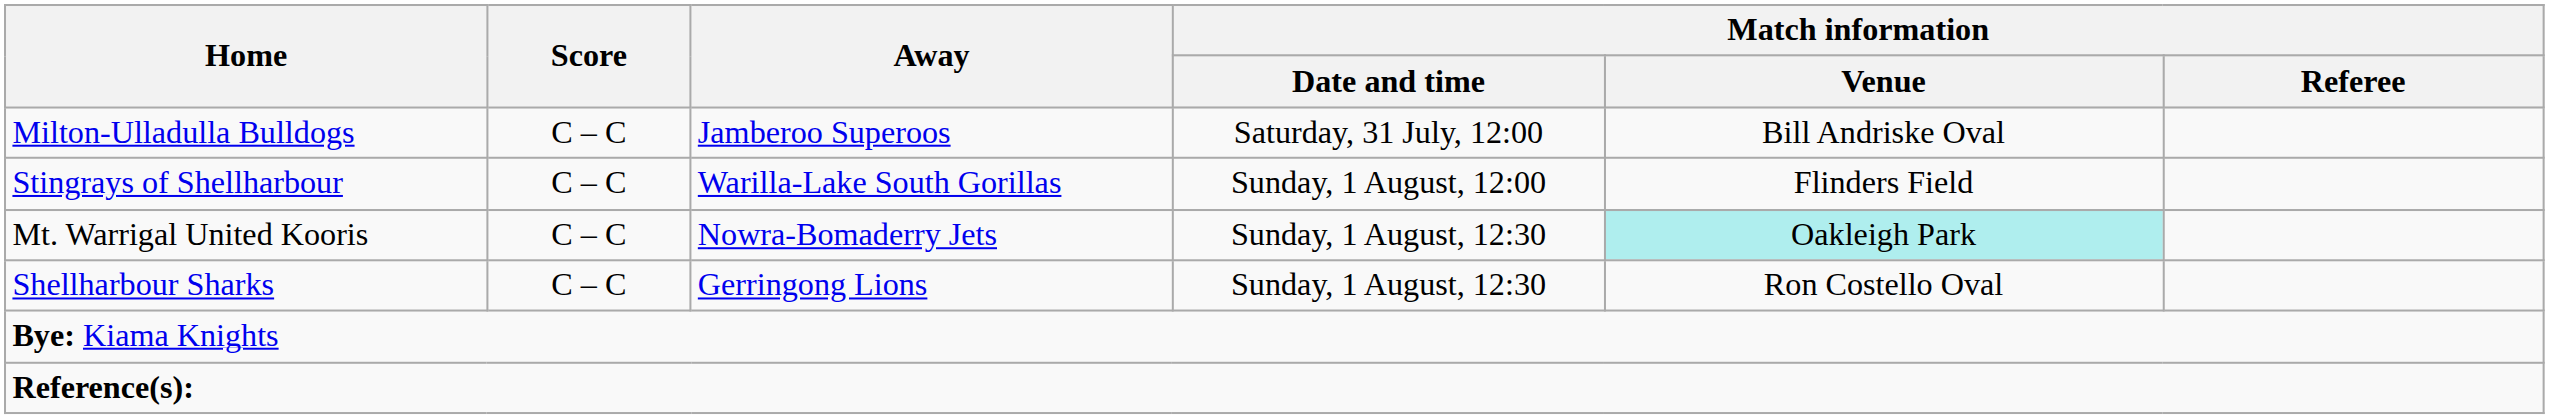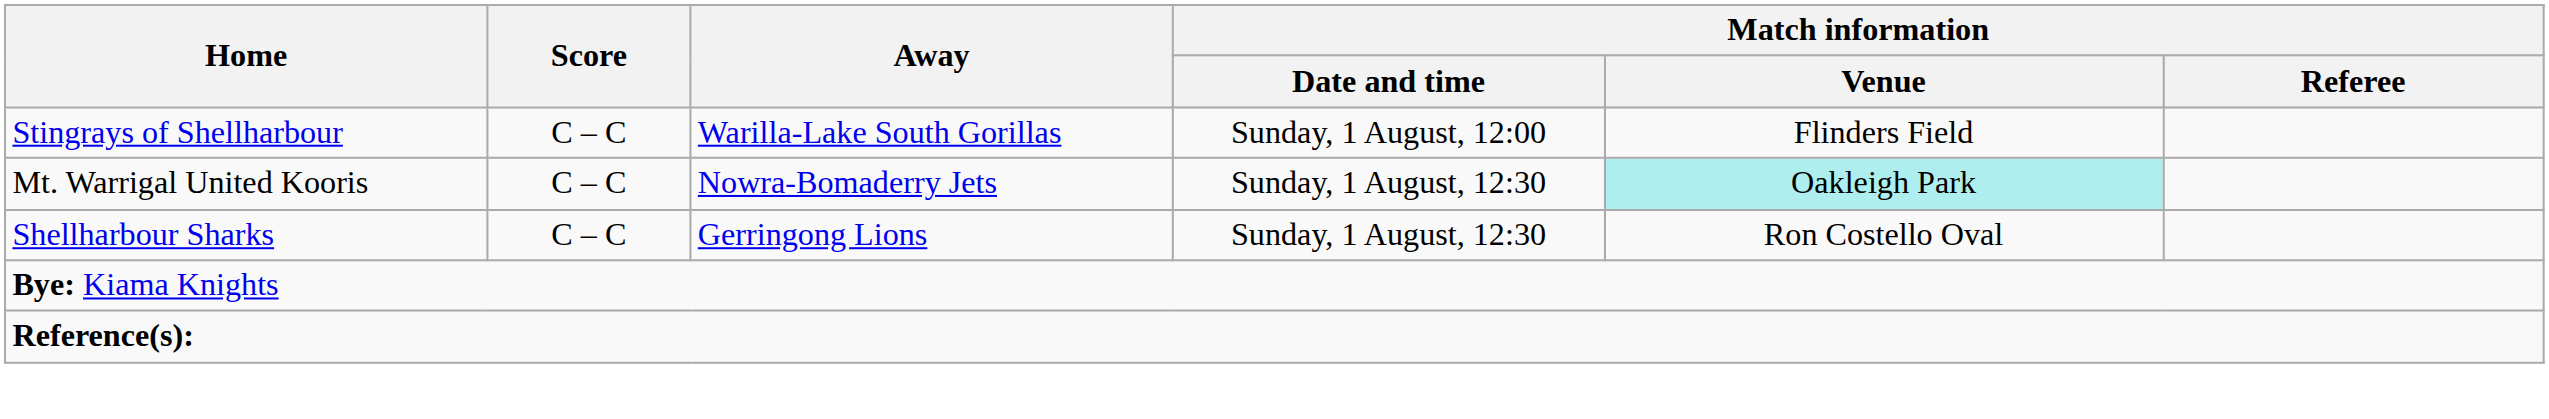- row: (183, 132)
